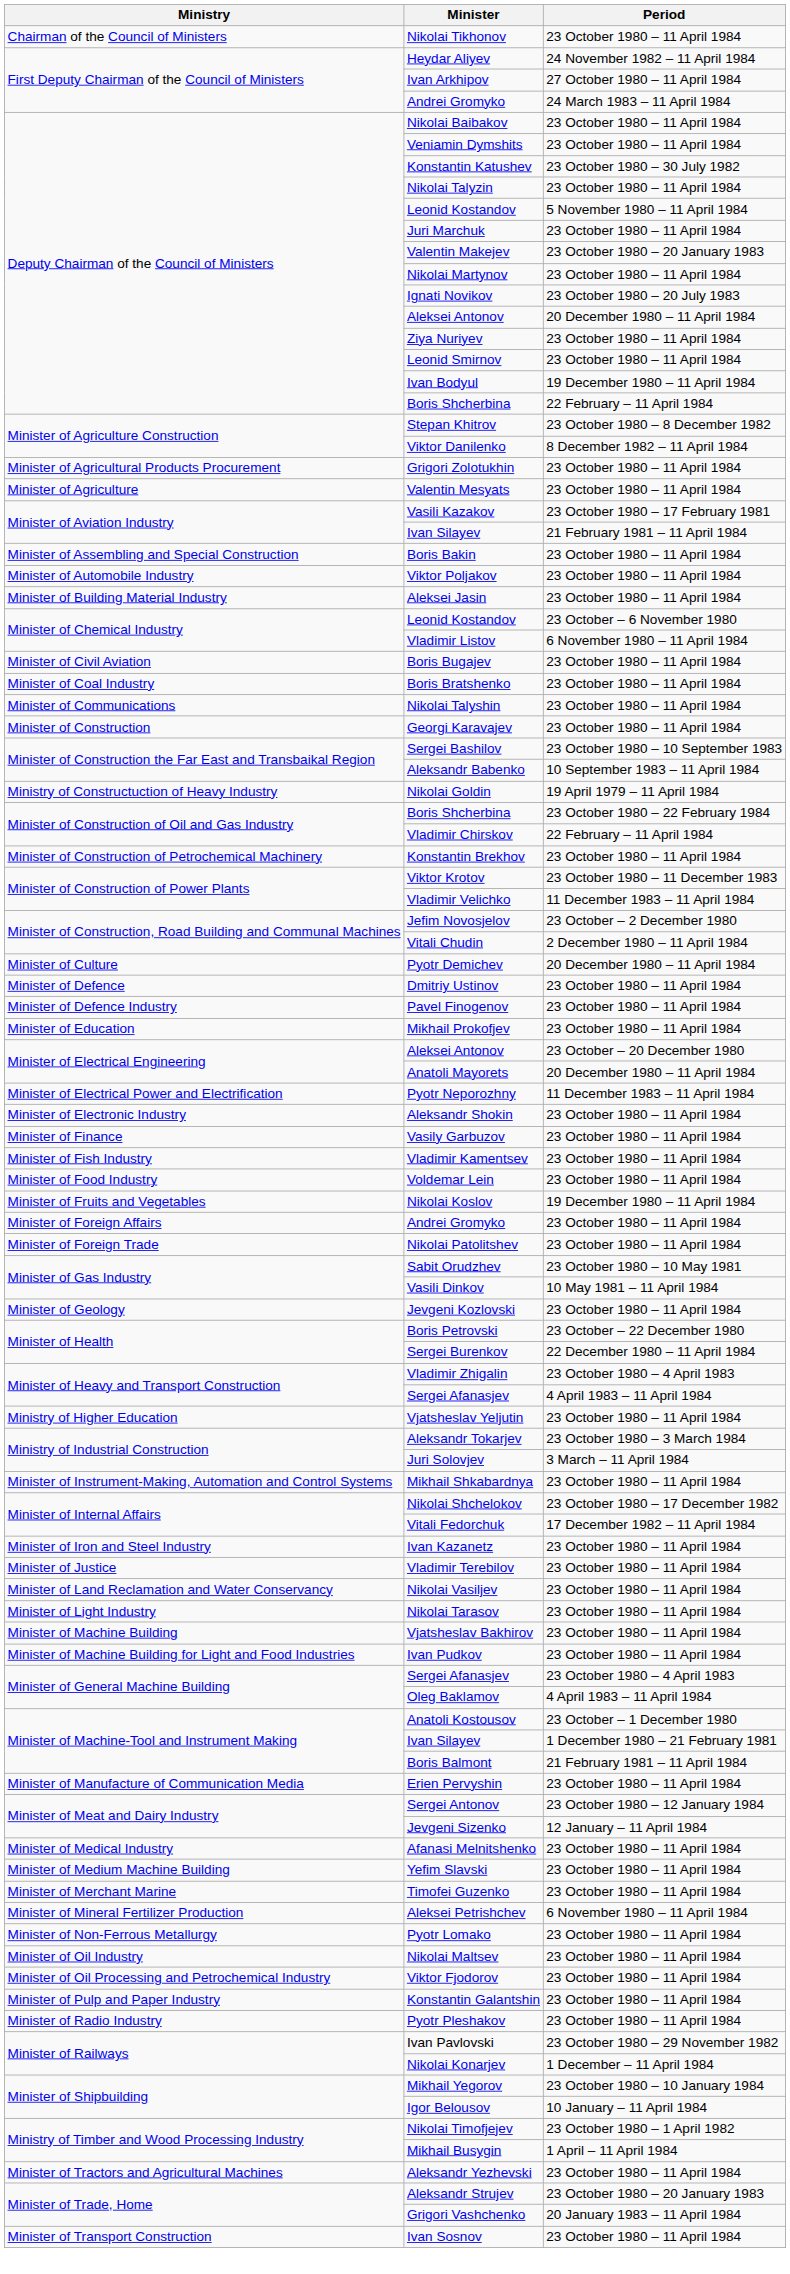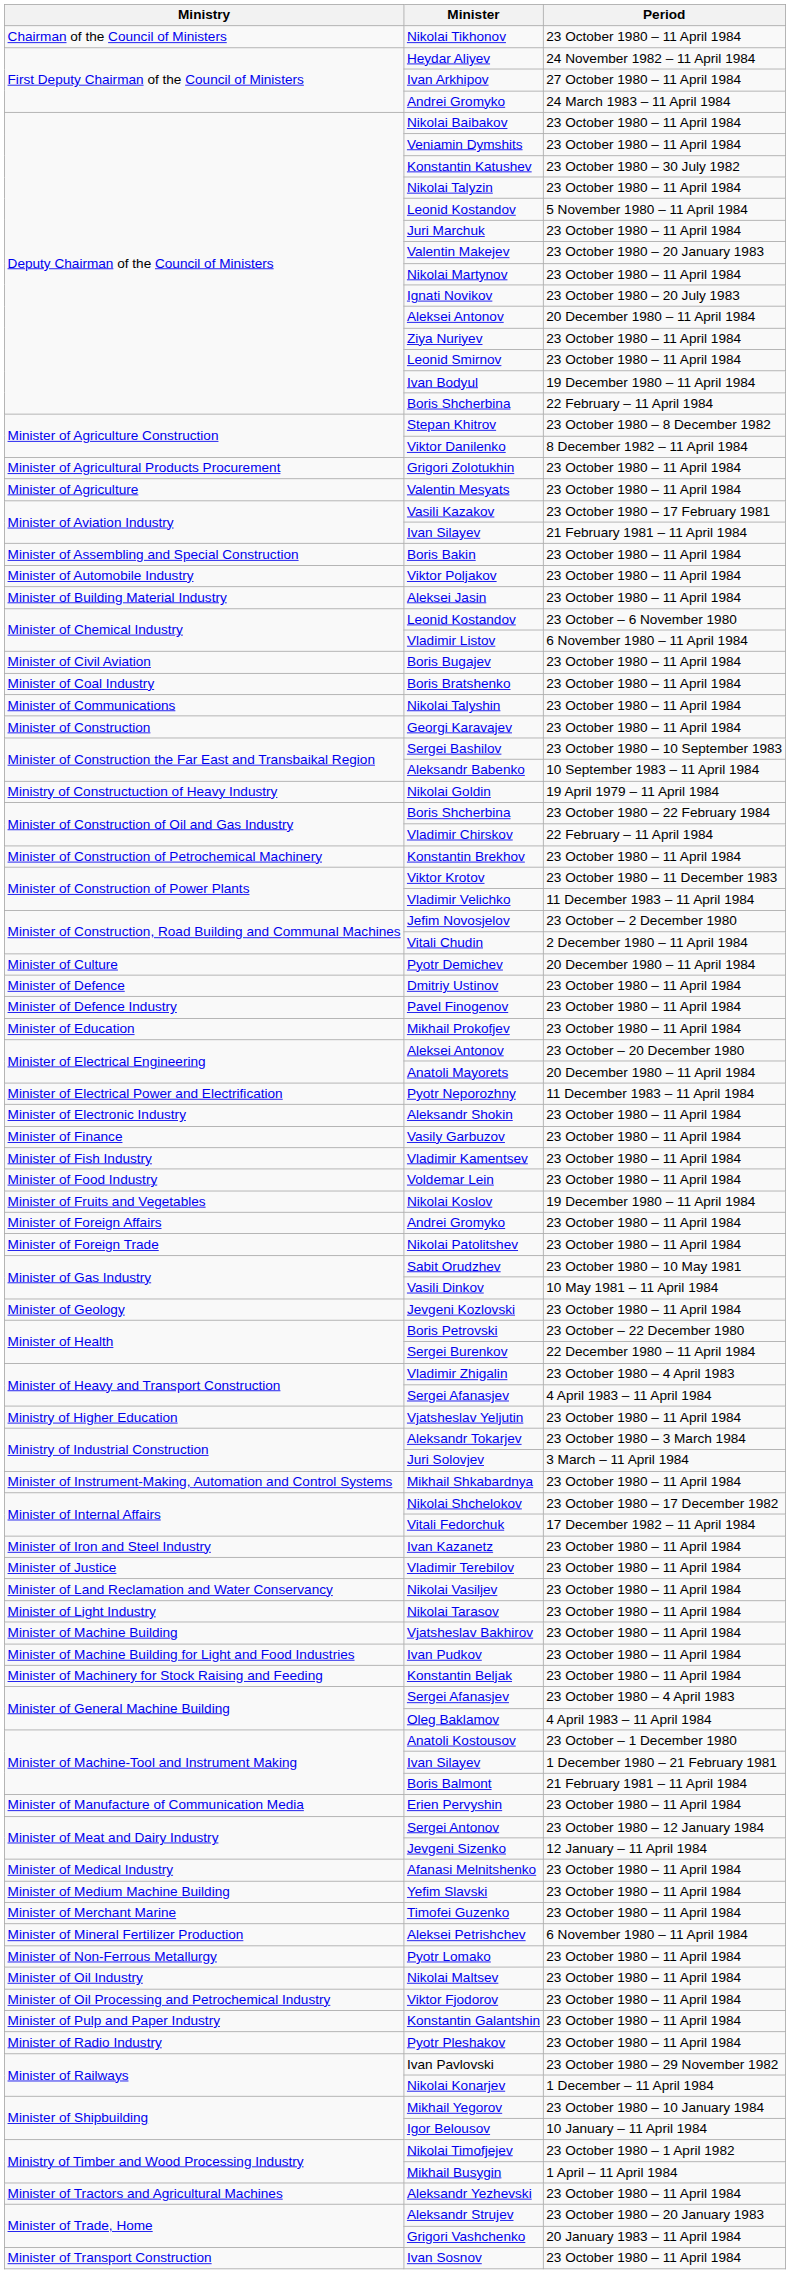+ row: (165, 1676)
